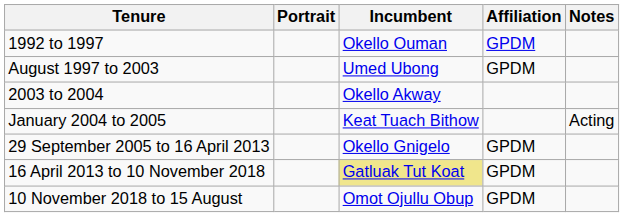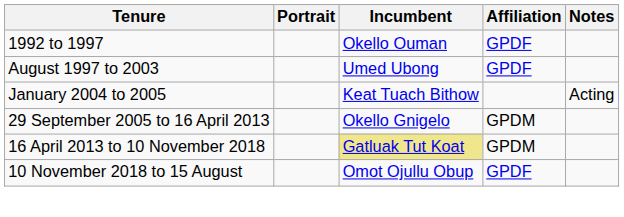(511, 43) GPDM -> (509, 43) GPDF
(511, 69) GPDM -> (509, 69) GPDF
- row: (56, 95)
(511, 198) GPDM -> (509, 172) GPDF
